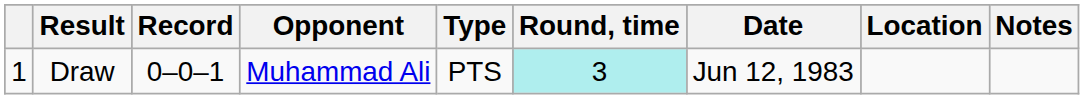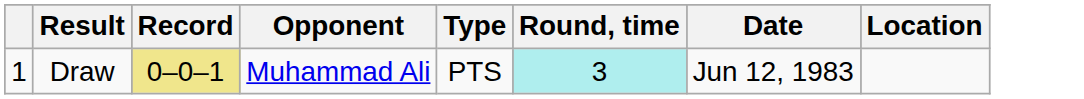- column: (1034, 26)
(186, 70) no background -> (186, 70) khaki background
